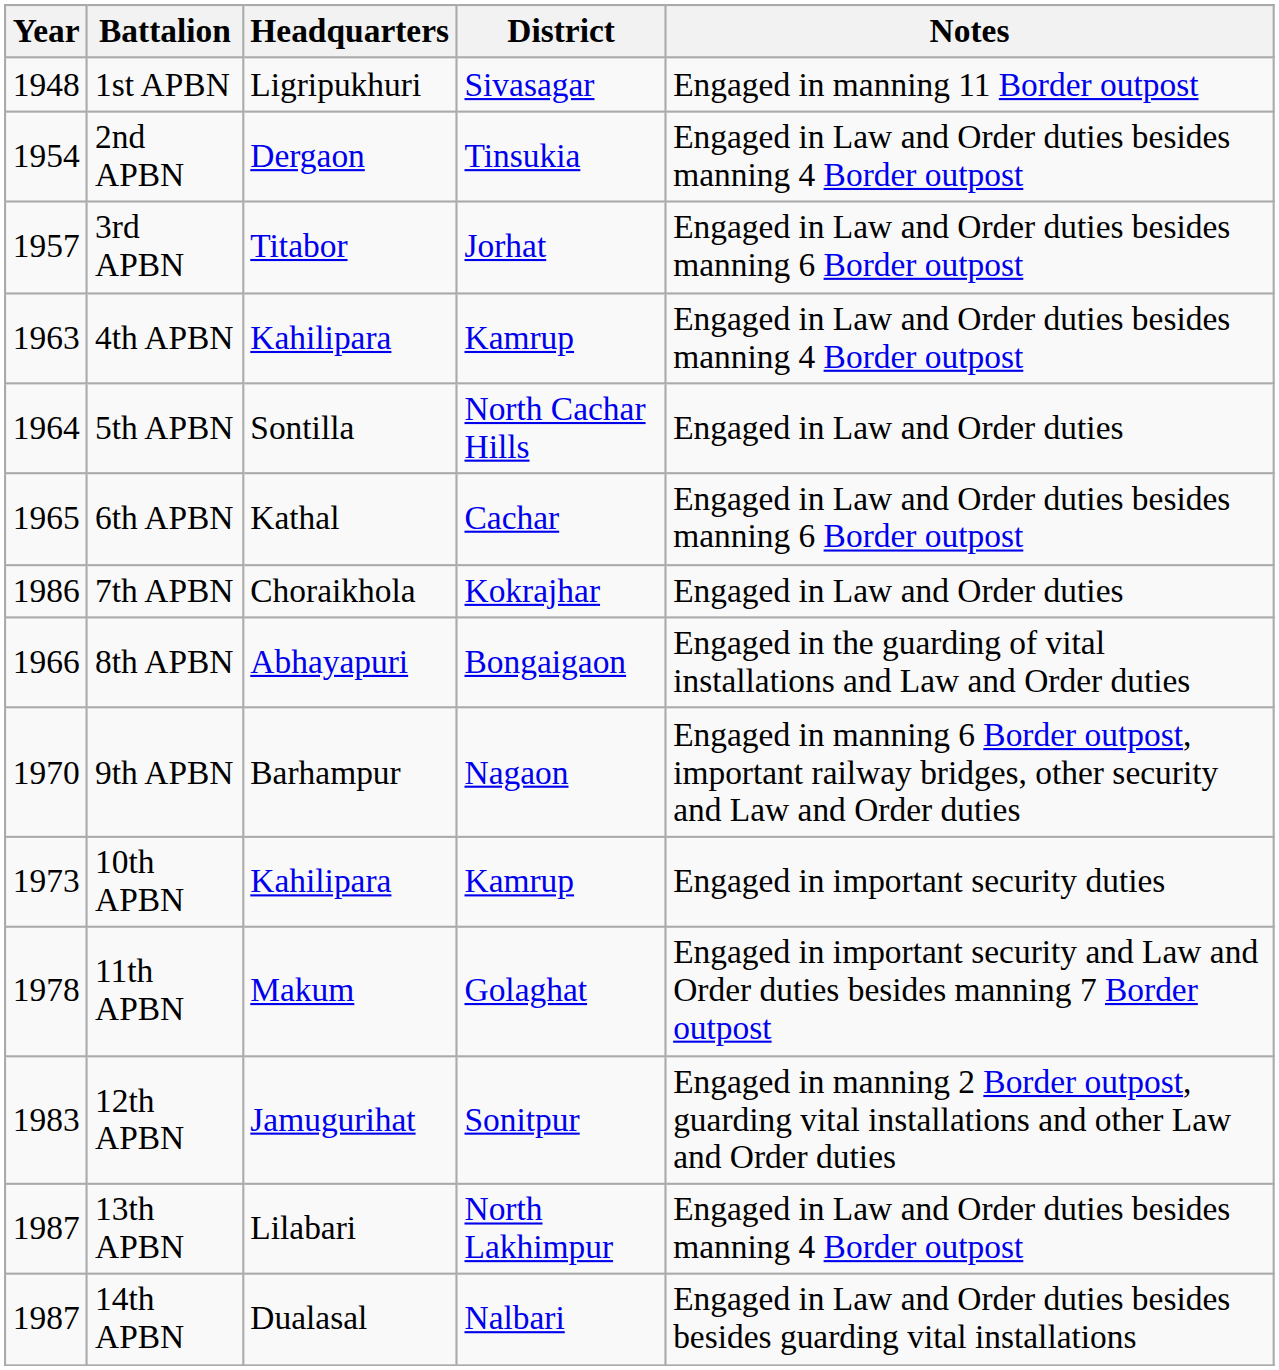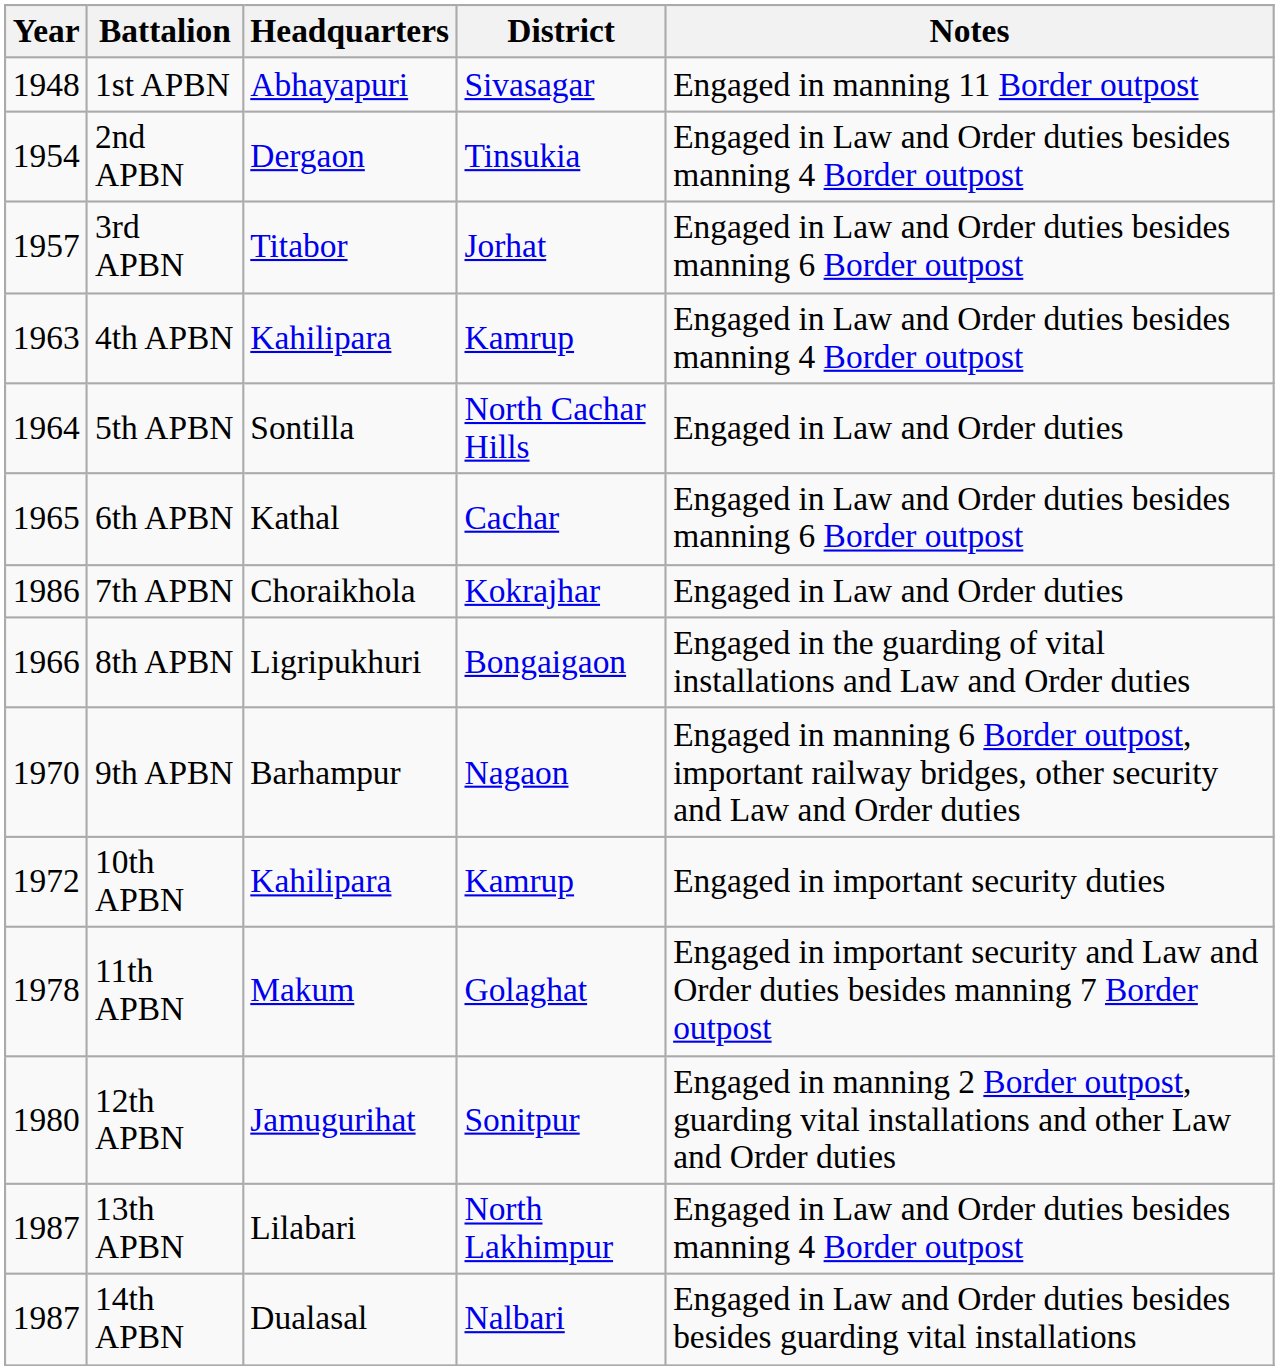(336, 84) Ligripukhuri -> (329, 84) Abhayapuri
(329, 662) Abhayapuri -> (336, 662) Ligripukhuri
(46, 881) 1973 -> (46, 881) 1972
(46, 1118) 1983 -> (46, 1118) 1980
